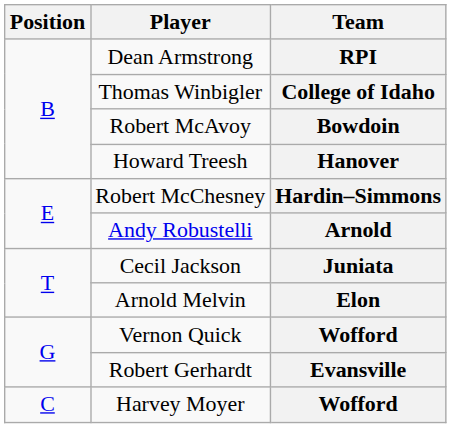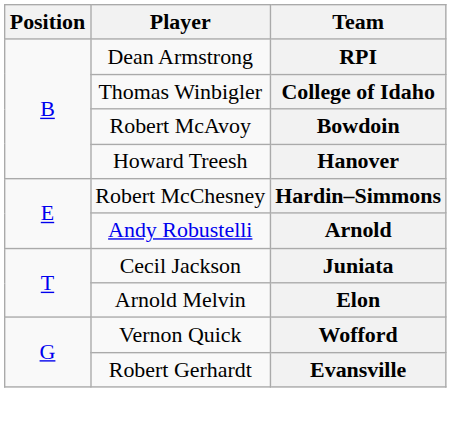- row: (180, 404)
